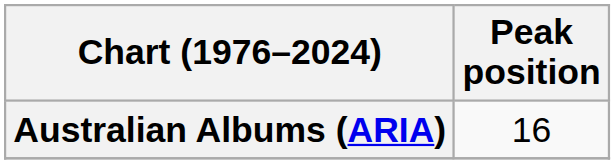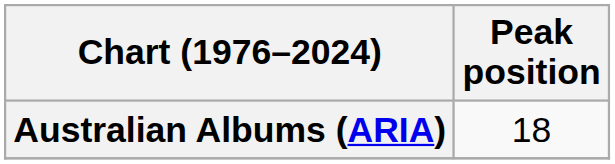(532, 128) 16 -> (532, 128) 18
